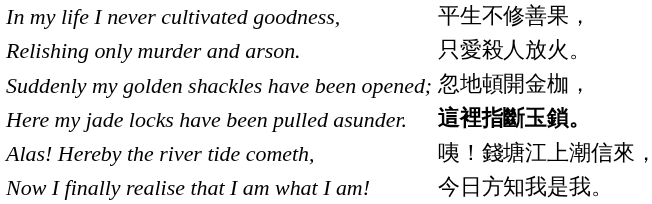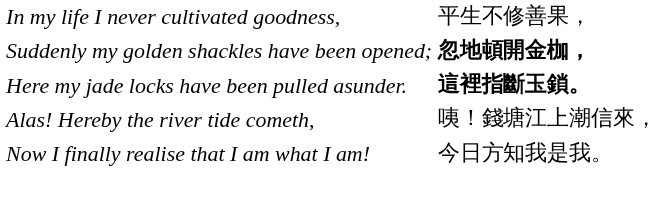- row: (153, 50)
(514, 84) normal -> (514, 49) bold
